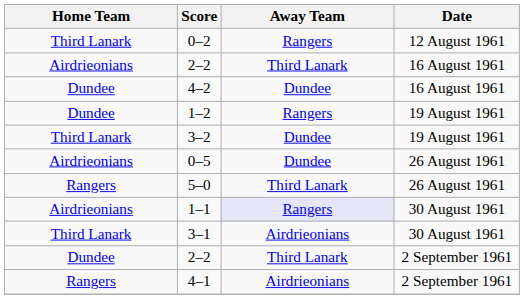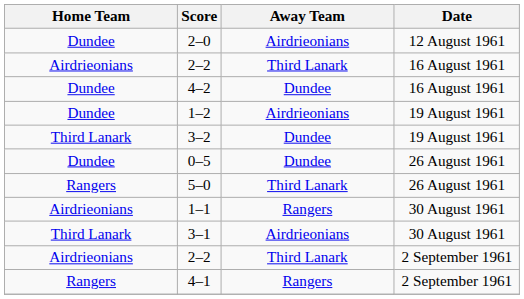+ row: (199, 40)
- row: (199, 40)
(307, 112) Rangers -> (307, 112) Airdrieonians
(91, 161) Airdrieonians -> (91, 161) Dundee
(307, 209) lavender background -> (307, 209) no background
(91, 257) Dundee -> (91, 257) Airdrieonians
(307, 281) Airdrieonians -> (307, 281) Rangers
